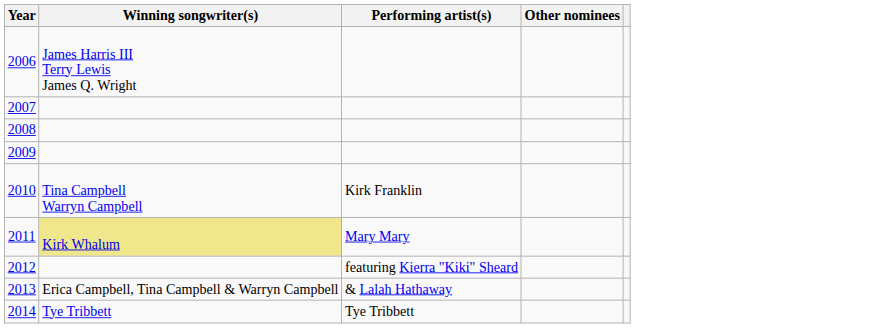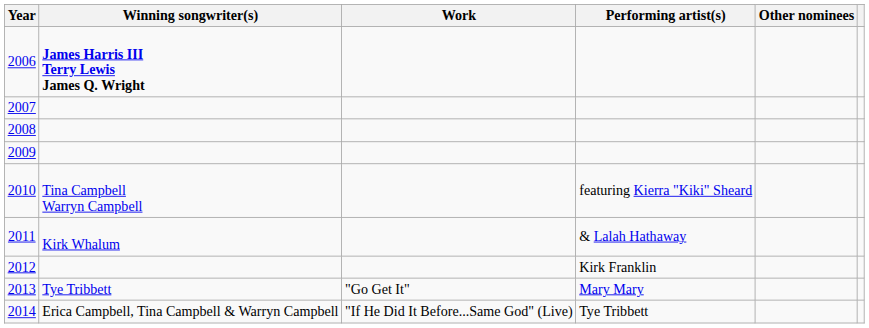+ column: (459, 15)
(89, 69) normal -> (94, 69) bold
(384, 190) Kirk Franklin -> (666, 190) featuring Kierra "Kiki" Sheard
(81, 244) khaki background -> (81, 244) no background
(377, 236) Mary Mary -> (633, 236) & Lalah Hathaway
(432, 267) featuring Kierra "Kiki" Sheard -> (618, 267) Kirk Franklin
(190, 289) Erica Campbell, Tina Campbell & Warryn Campbell -> (77, 289) Tye Tribbett
(399, 289) & Lalah Hathaway -> (611, 289) Mary Mary
(77, 311) Tye Tribbett -> (190, 311) Erica Campbell, Tina Campbell & Warryn Campbell
